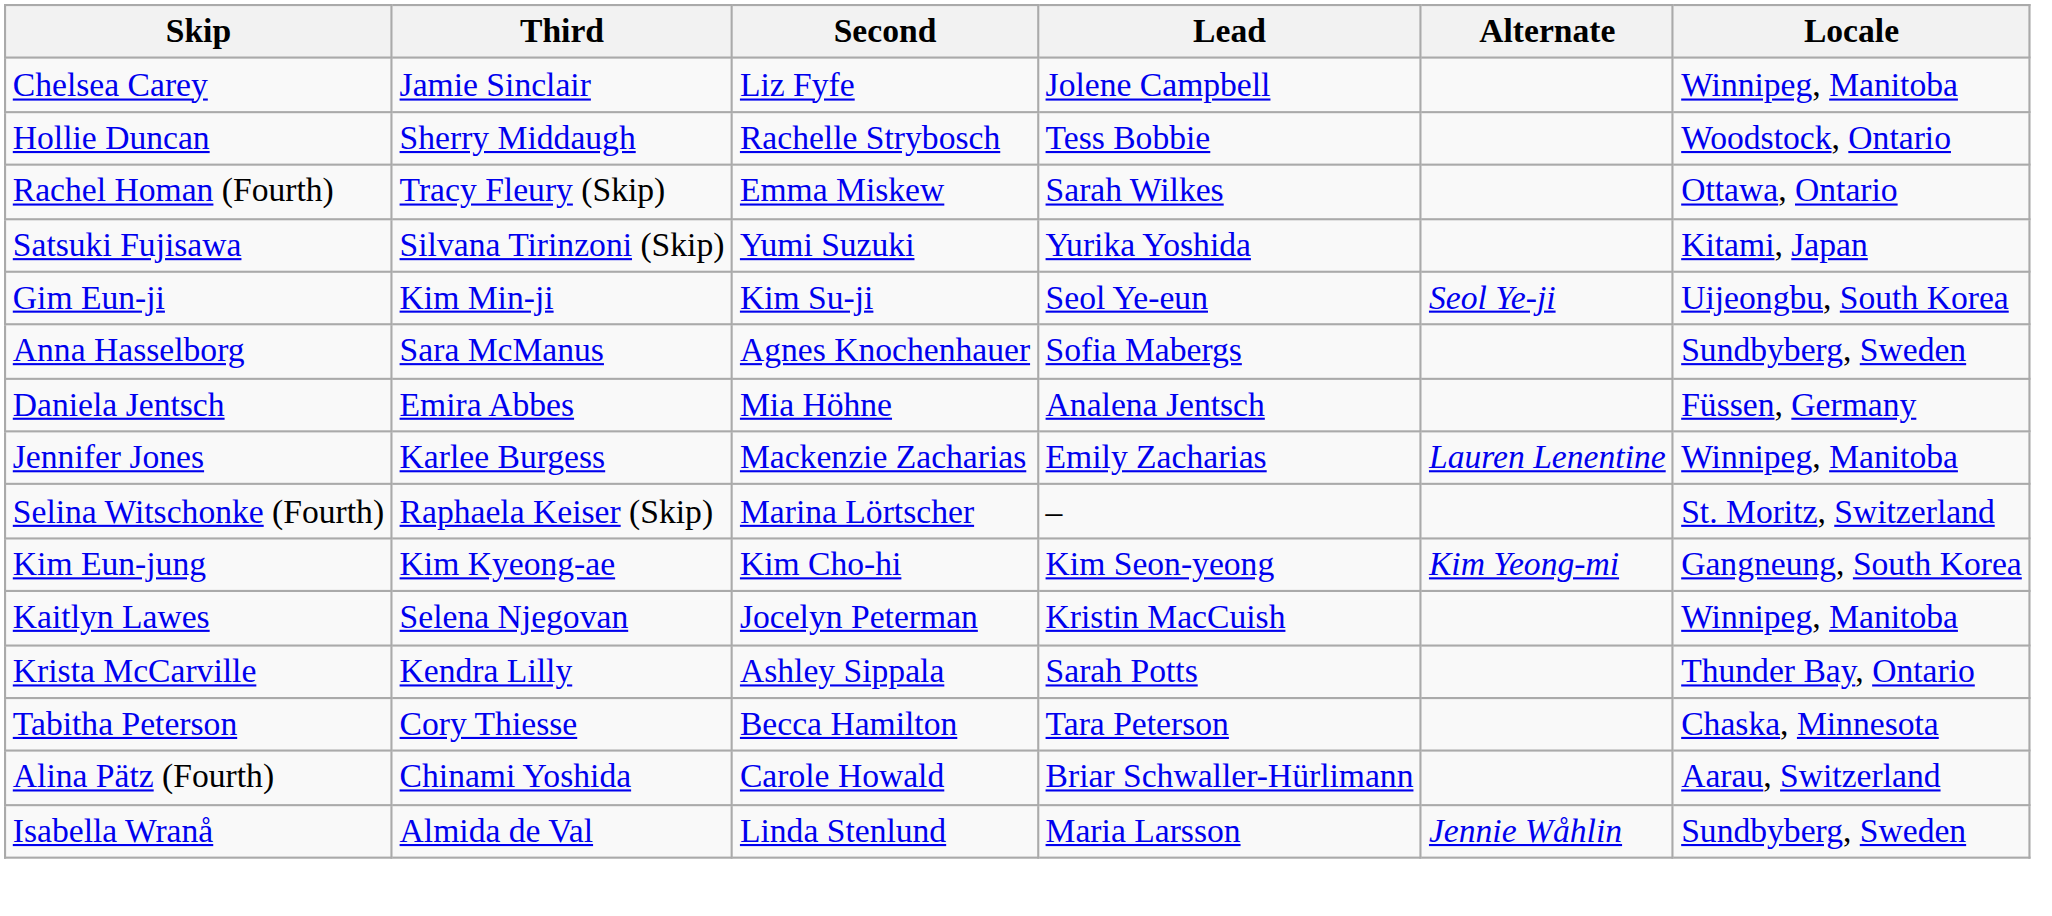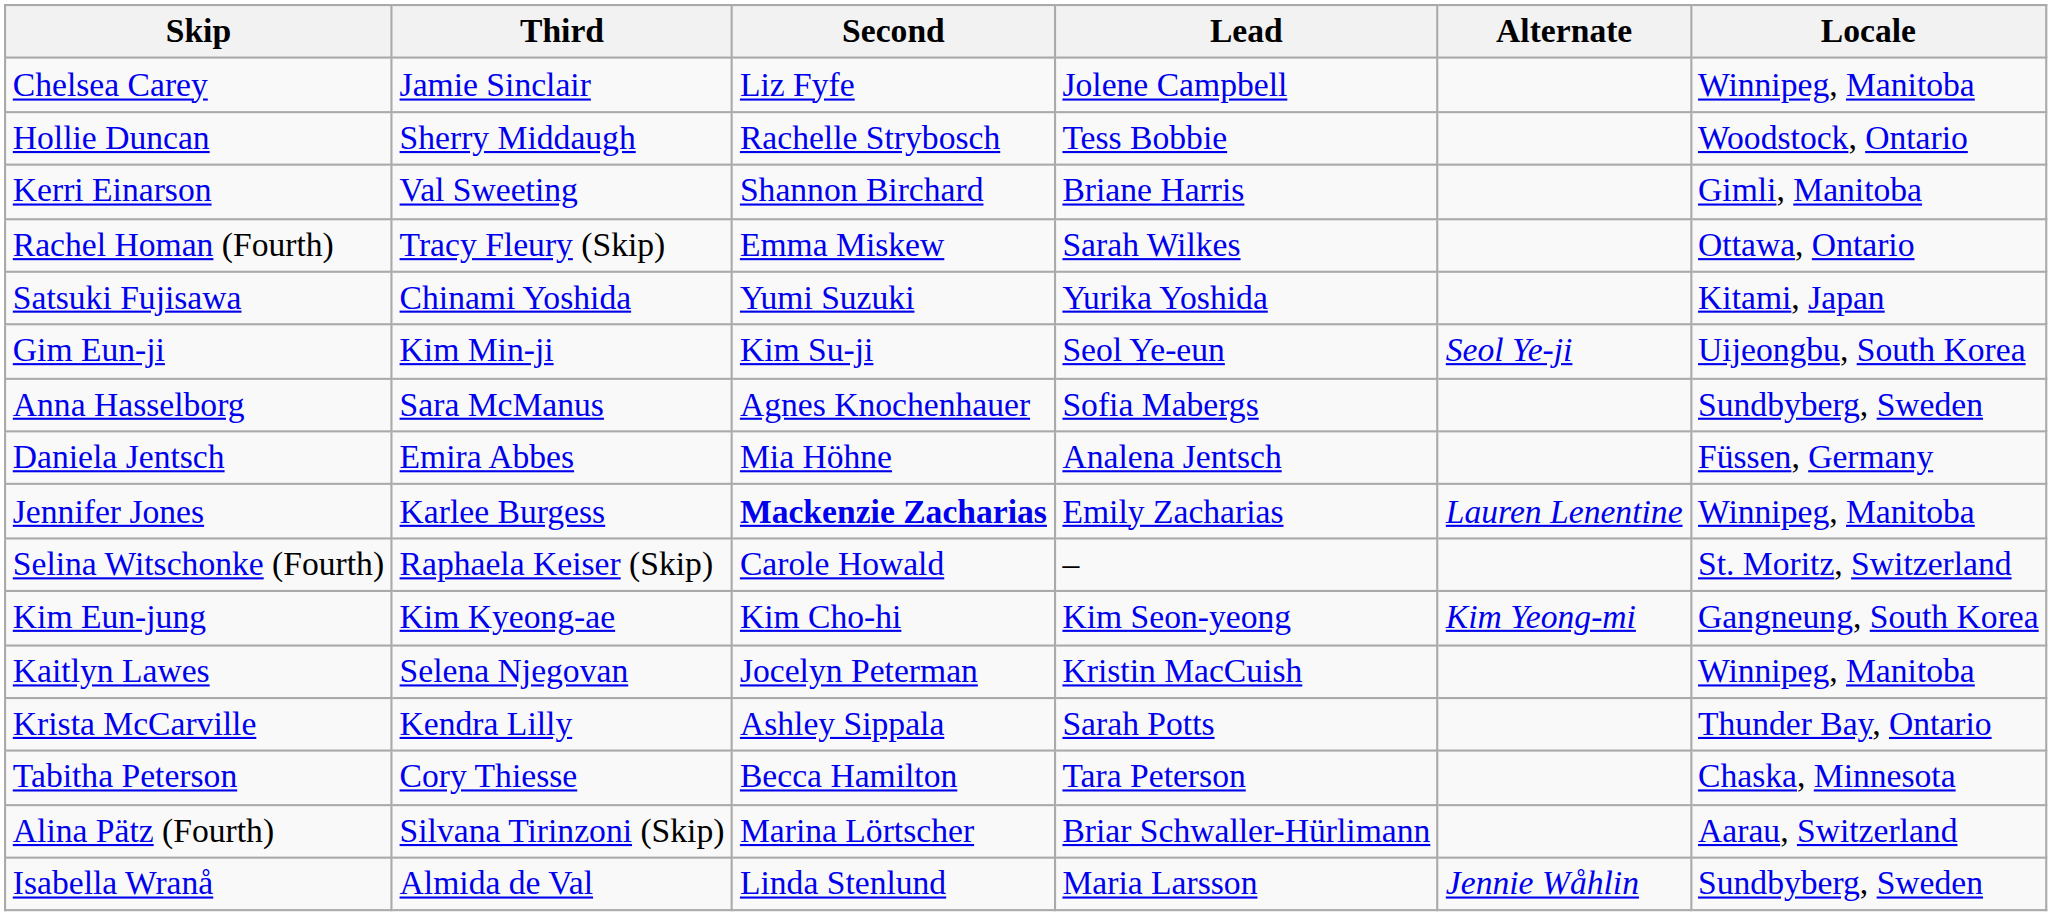+ row: (112, 191)
(562, 244) Silvana Tirinzoni (Skip) -> (515, 297) Chinami Yoshida
(883, 457) normal -> (893, 510) bold
(857, 510) Marina Lörtscher -> (842, 564) Carole Howald
(515, 777) Chinami Yoshida -> (562, 830) Silvana Tirinzoni (Skip)
(842, 777) Carole Howald -> (857, 830) Marina Lörtscher
